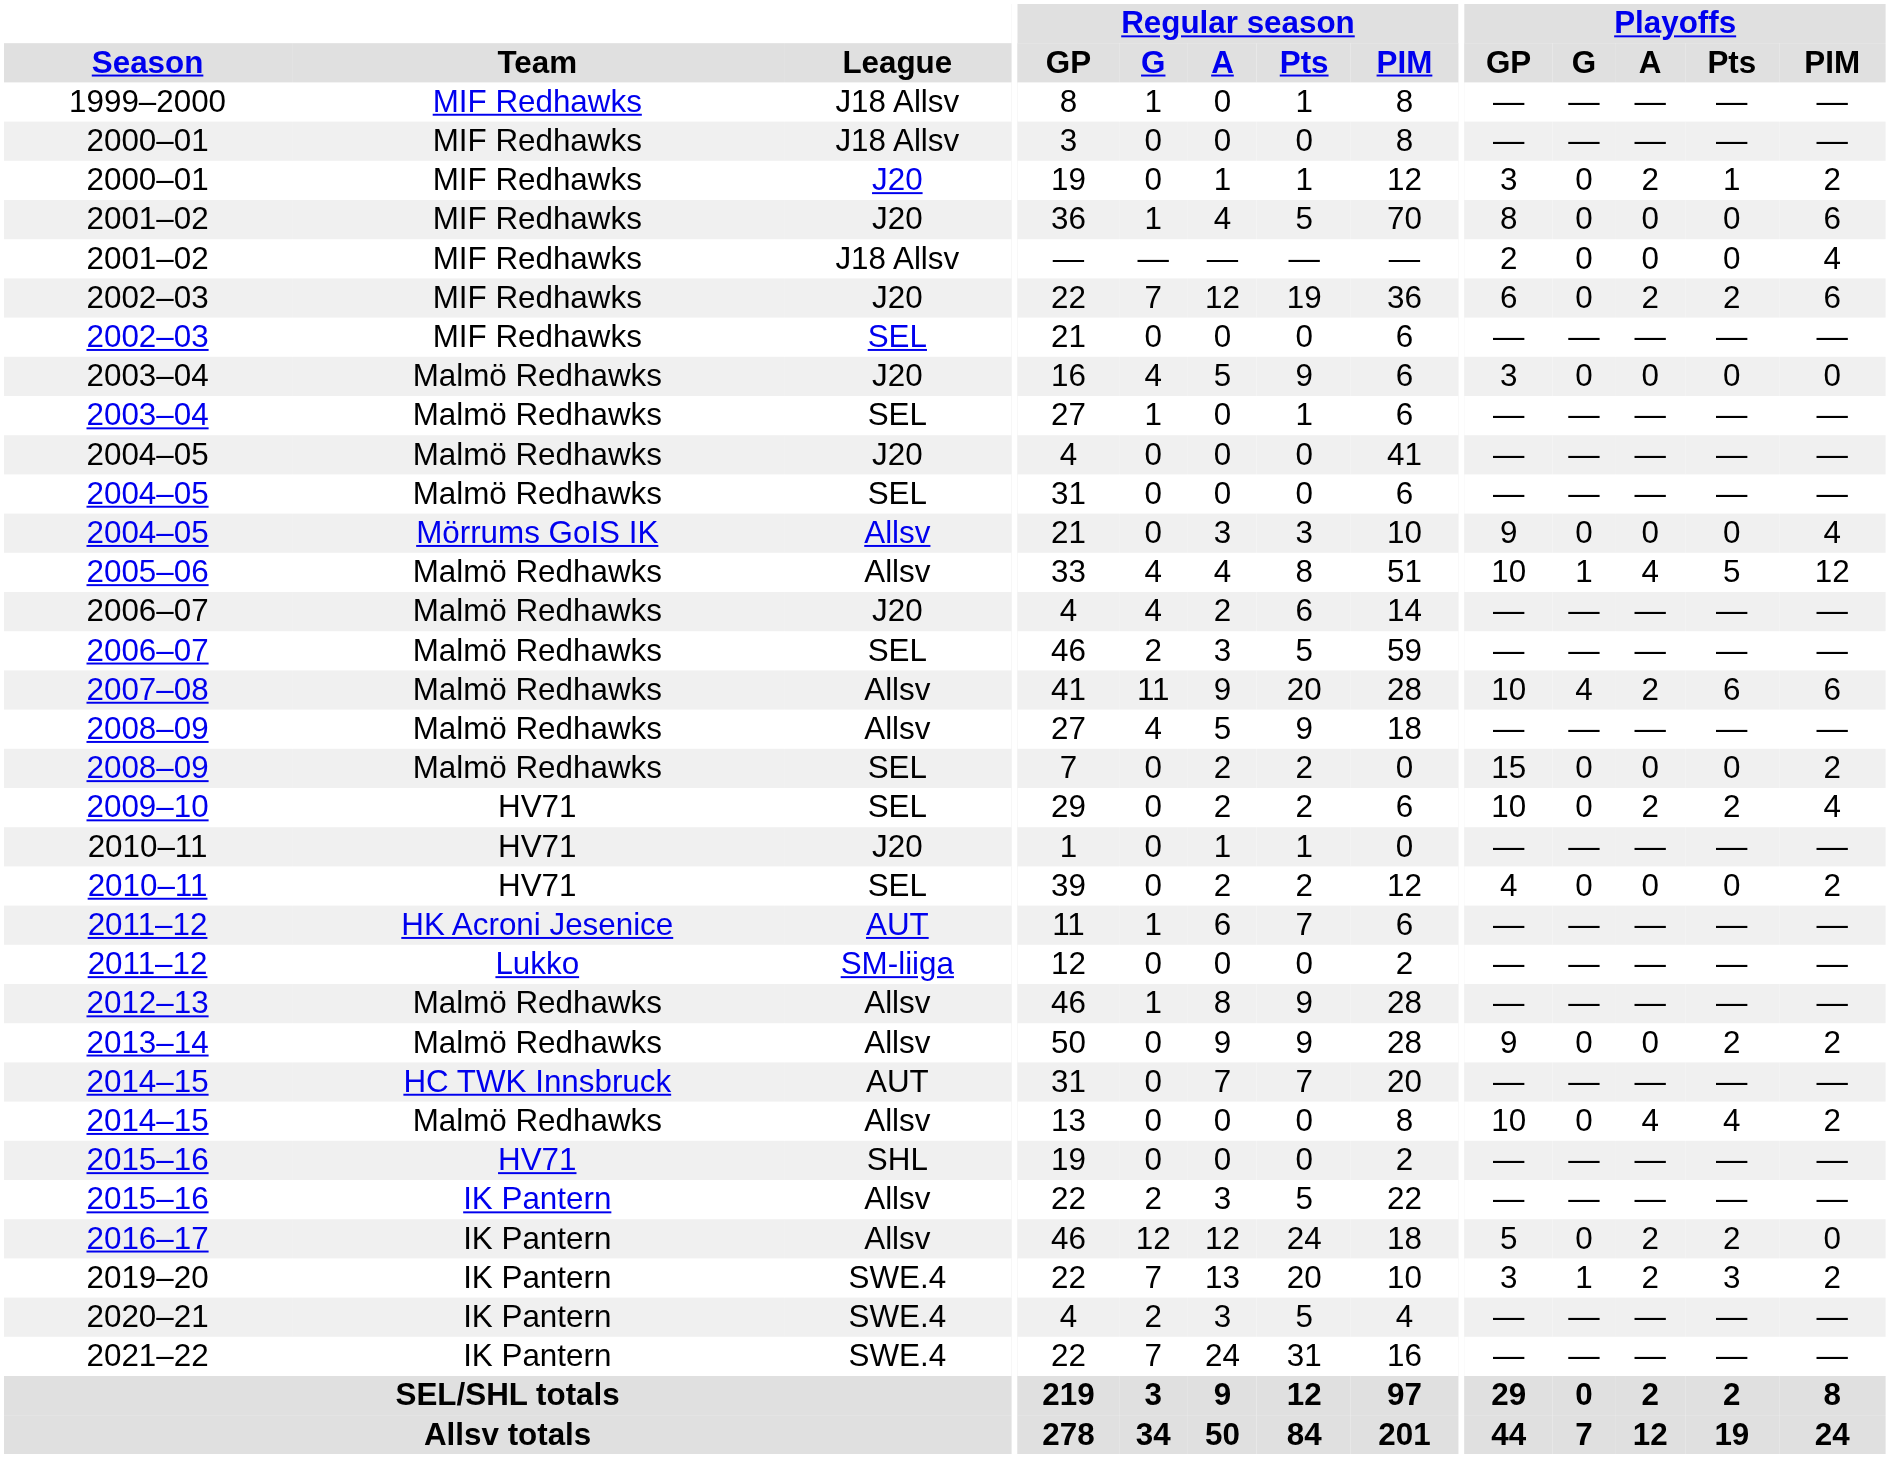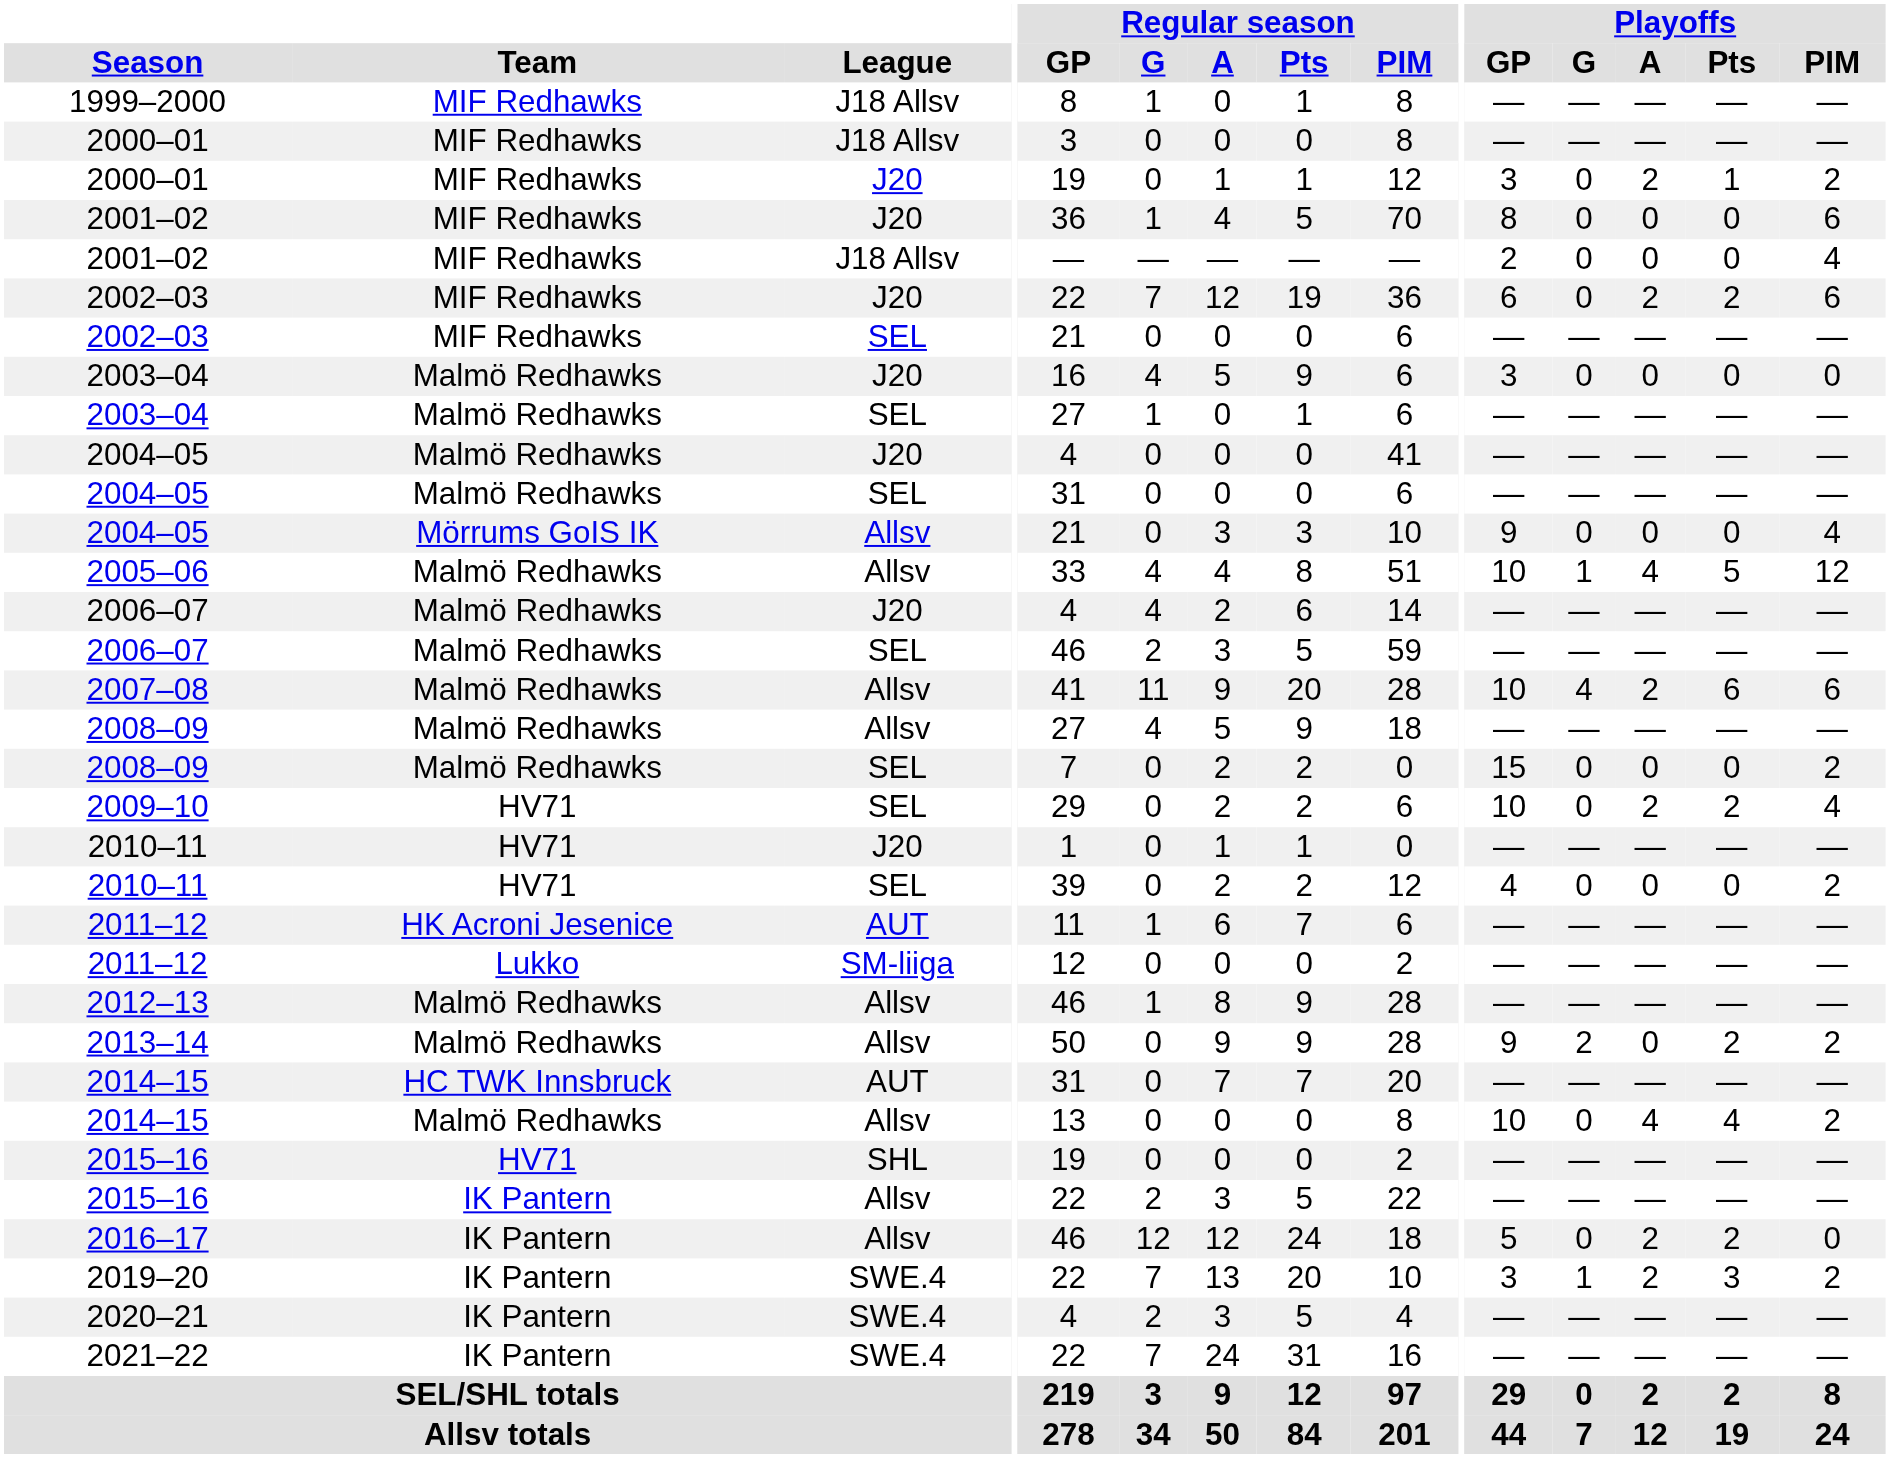(1584, 1042) 0 -> (1584, 1042) 2
